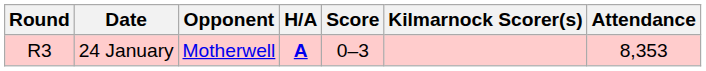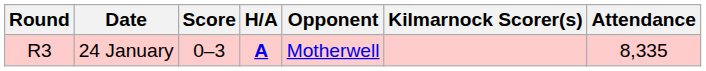columns swapped: (229, 19) <-> (353, 19)
(644, 50) 8,353 -> (644, 50) 8,335
